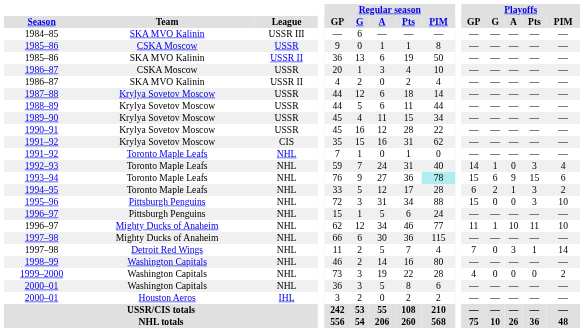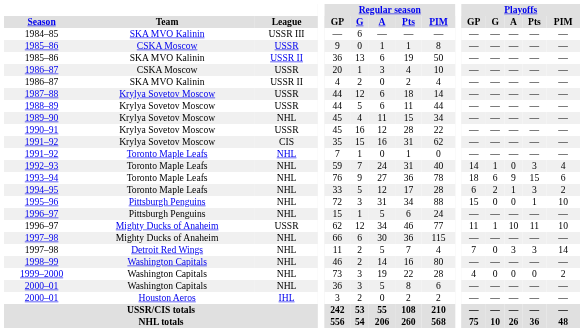(287, 118) USSR -> (287, 118) NHL
(438, 178) paleturquoise background -> (438, 178) no background
(474, 178) 15 -> (474, 178) 18
(534, 202) 3 -> (534, 202) 1
(287, 226) NHL -> (287, 226) USSR
(534, 250) 1 -> (534, 250) 3
